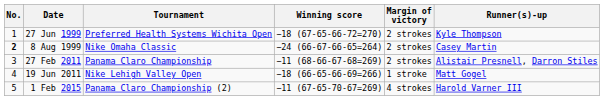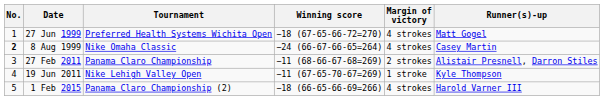(409, 35) 2 strokes -> (409, 35) 4 strokes
(469, 35) Kyle Thompson -> (461, 35) Matt Gogel
(409, 48) 2 strokes -> (409, 48) 4 strokes
(329, 75) −18 (66-65-66-69=266) -> (329, 75) −11 (67-65-70-67=269)
(461, 75) Matt Gogel -> (469, 75) Kyle Thompson
(329, 89) −11 (67-65-70-67=269) -> (329, 89) −18 (66-65-66-69=266)
